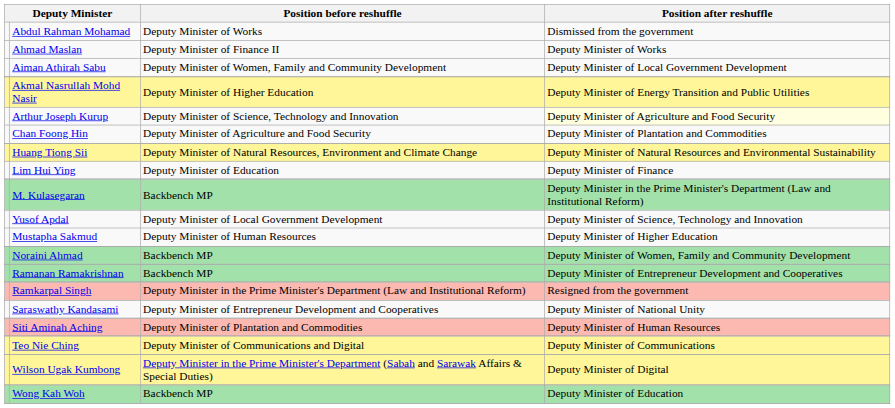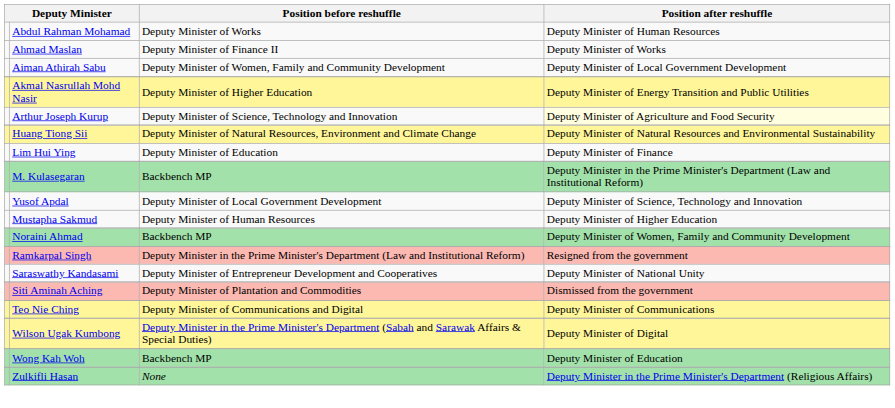(620, 31) Dismissed from the government -> (633, 31) Deputy Minister of Human Resources
- row: (50, 134)
- row: (68, 273)
(634, 327) Deputy Minister of Human Resources -> (620, 291) Dismissed from the government
+ row: (45, 376)
